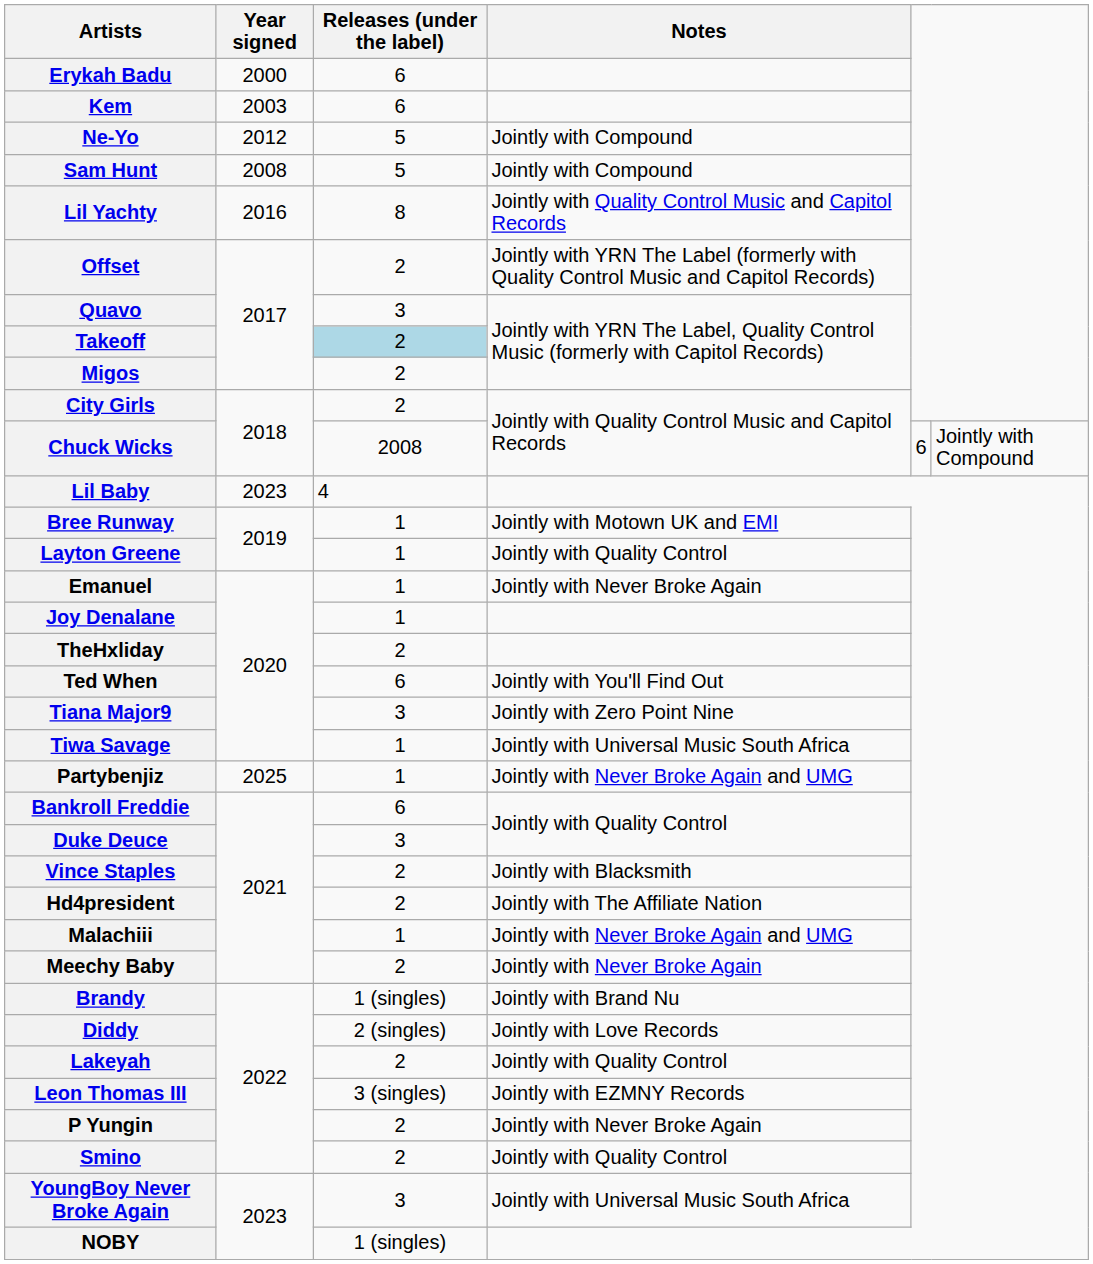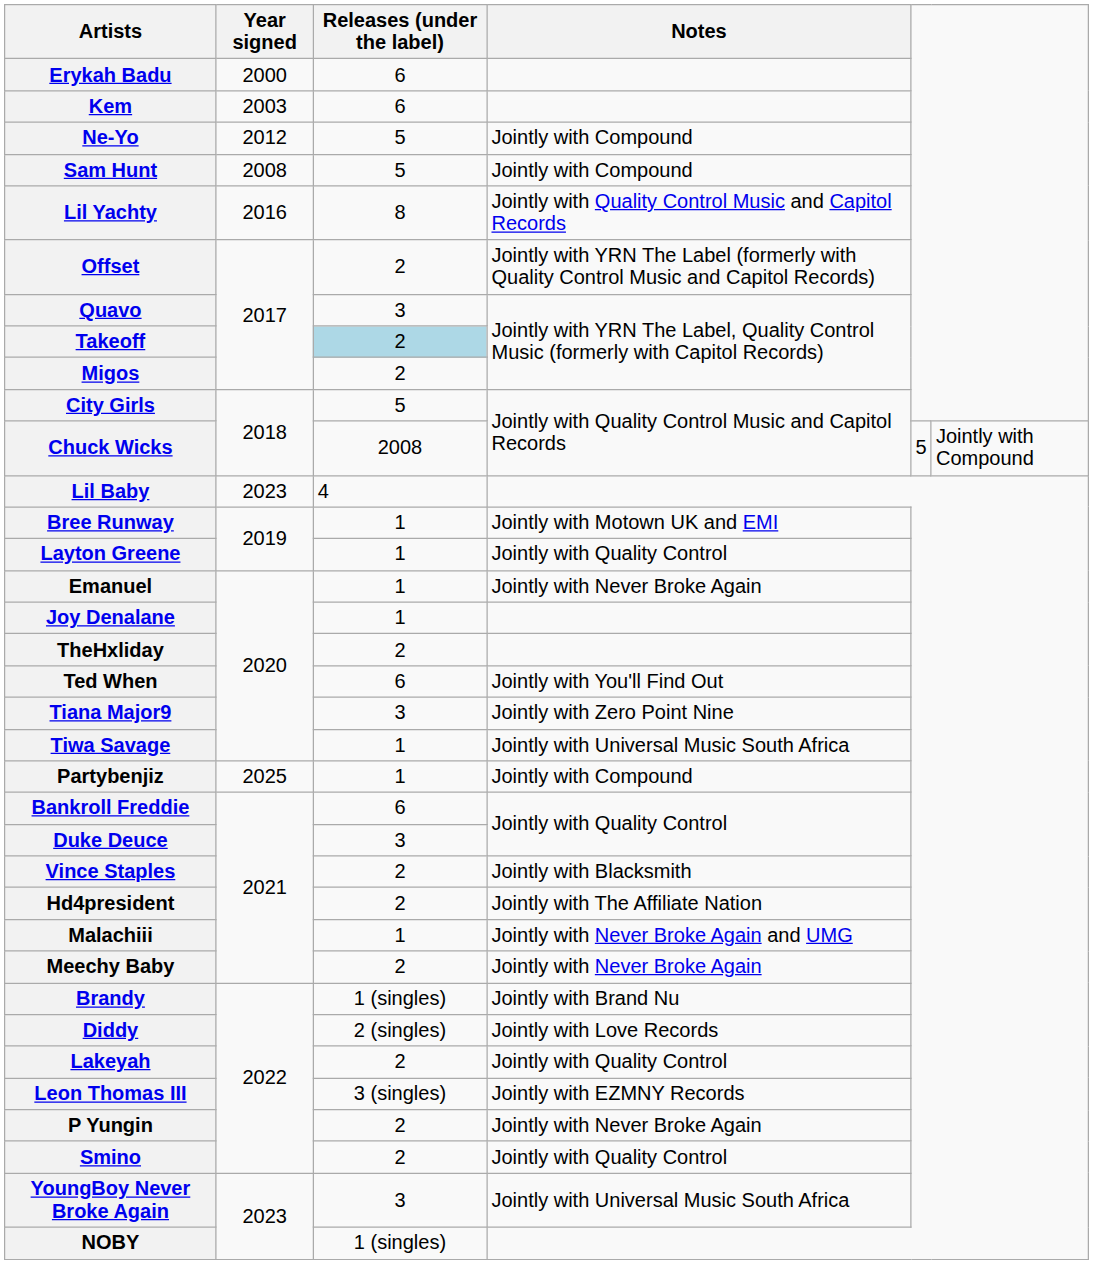(400, 405) 2 -> (400, 405) 5
(921, 448) 6 -> (921, 448) 5
(672, 776) Jointly with Never Broke Again and UMG -> (592, 776) Jointly with Compound
